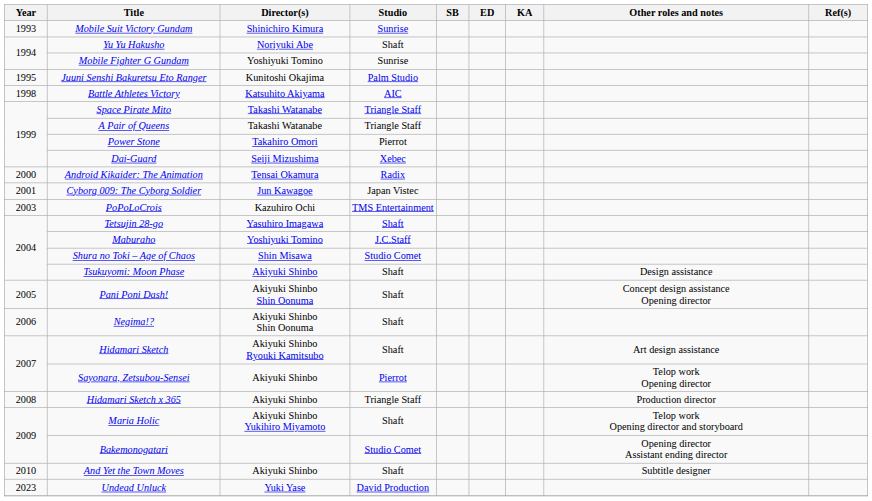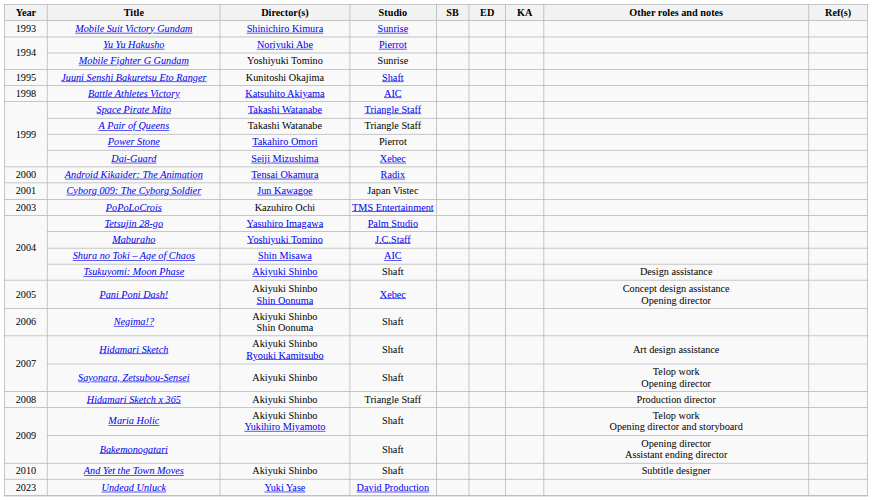(393, 45) Shaft -> (393, 45) Pierrot
(393, 77) Palm Studio -> (393, 77) Shaft
(393, 223) Shaft -> (393, 223) Palm Studio
(393, 256) Studio Comet -> (393, 256) AIC
(393, 294) Shaft -> (393, 294) Xebec
(393, 377) Pierrot -> (393, 377) Shaft
(393, 449) Studio Comet -> (393, 449) Shaft
